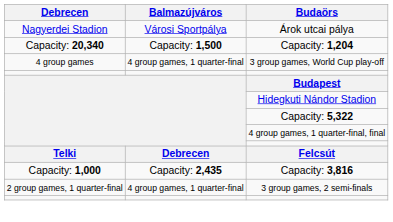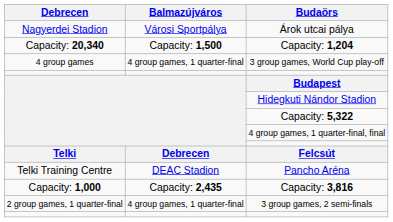+ row: (65, 170)
